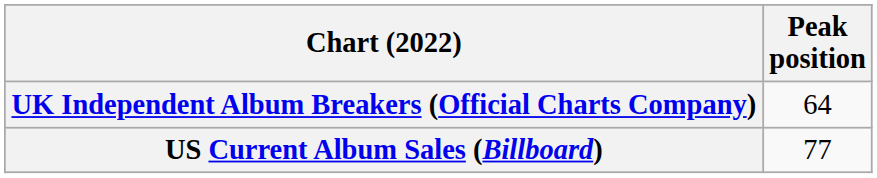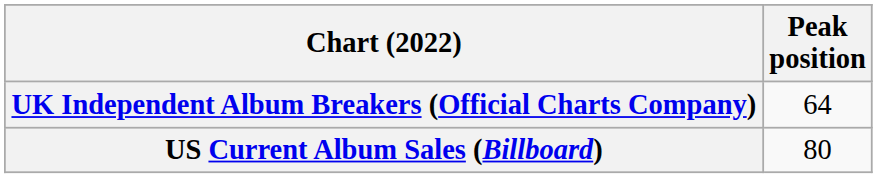(818, 149) 77 -> (818, 149) 80
